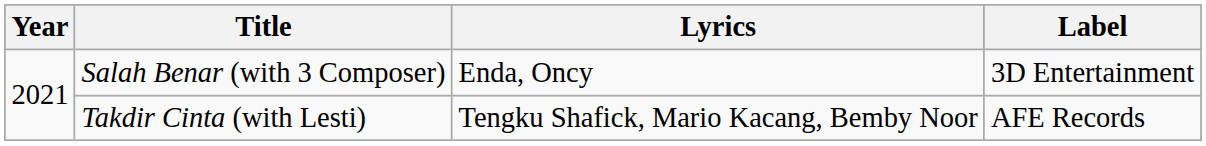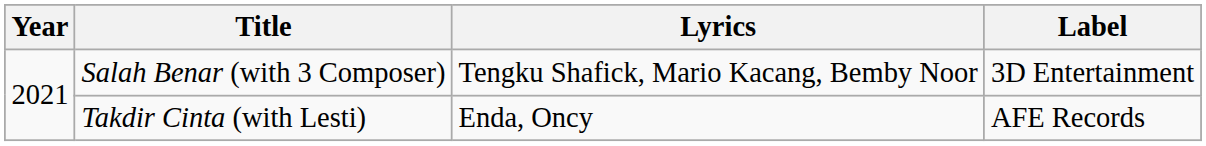(526, 72) Enda, Oncy -> (718, 72) Tengku Shafick, Mario Kacang, Bemby Noor
(718, 117) Tengku Shafick, Mario Kacang, Bemby Noor -> (526, 117) Enda, Oncy
